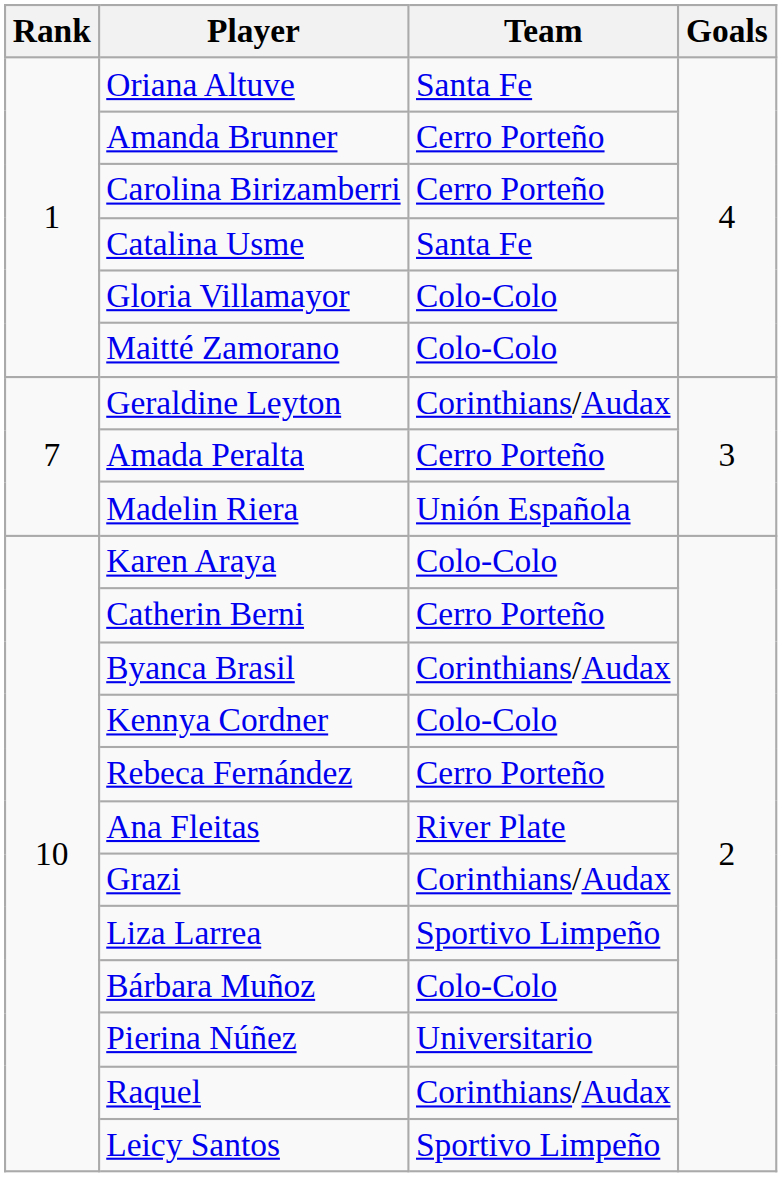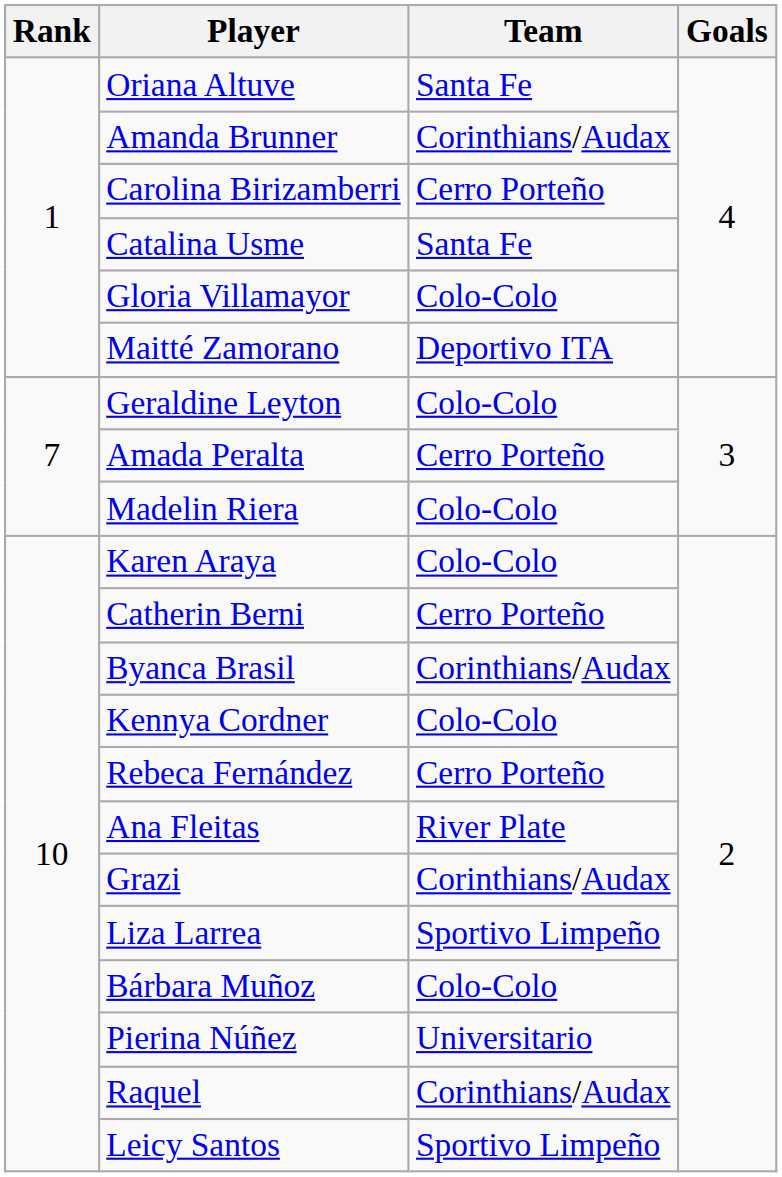(510, 137) Cerro Porteño -> (543, 137) Corinthians/Audax
(487, 349) Colo-Colo -> (515, 349) Deportivo ITA
(543, 402) Corinthians/Audax -> (487, 402) Colo-Colo
(523, 508) Unión Española -> (487, 508) Colo-Colo
